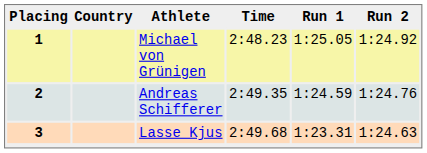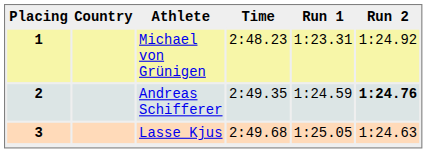(323, 40) 1:25.05 -> (323, 40) 1:23.31
(388, 94) normal -> (388, 94) bold
(323, 133) 1:23.31 -> (323, 133) 1:25.05
